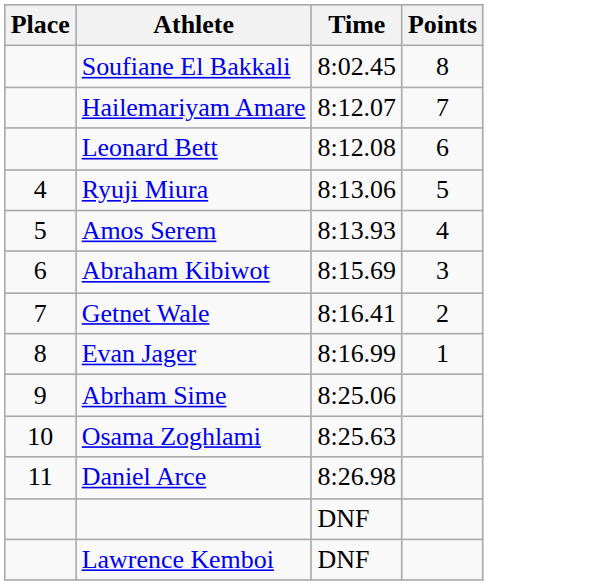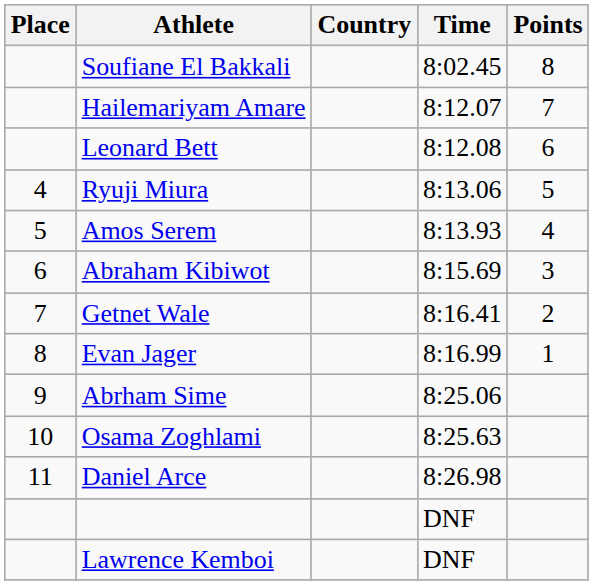+ column: (364, 25)
